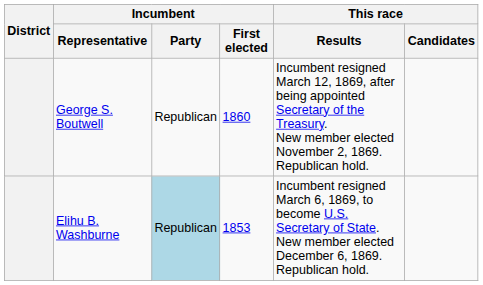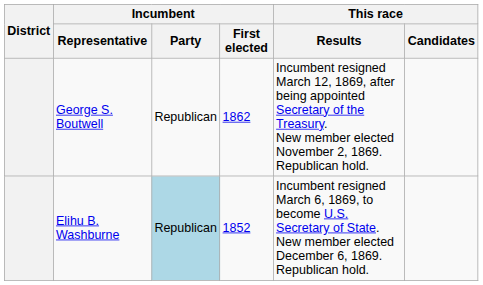(236, 117) 1860 -> (236, 117) 1862
(236, 228) 1853 -> (236, 228) 1852
